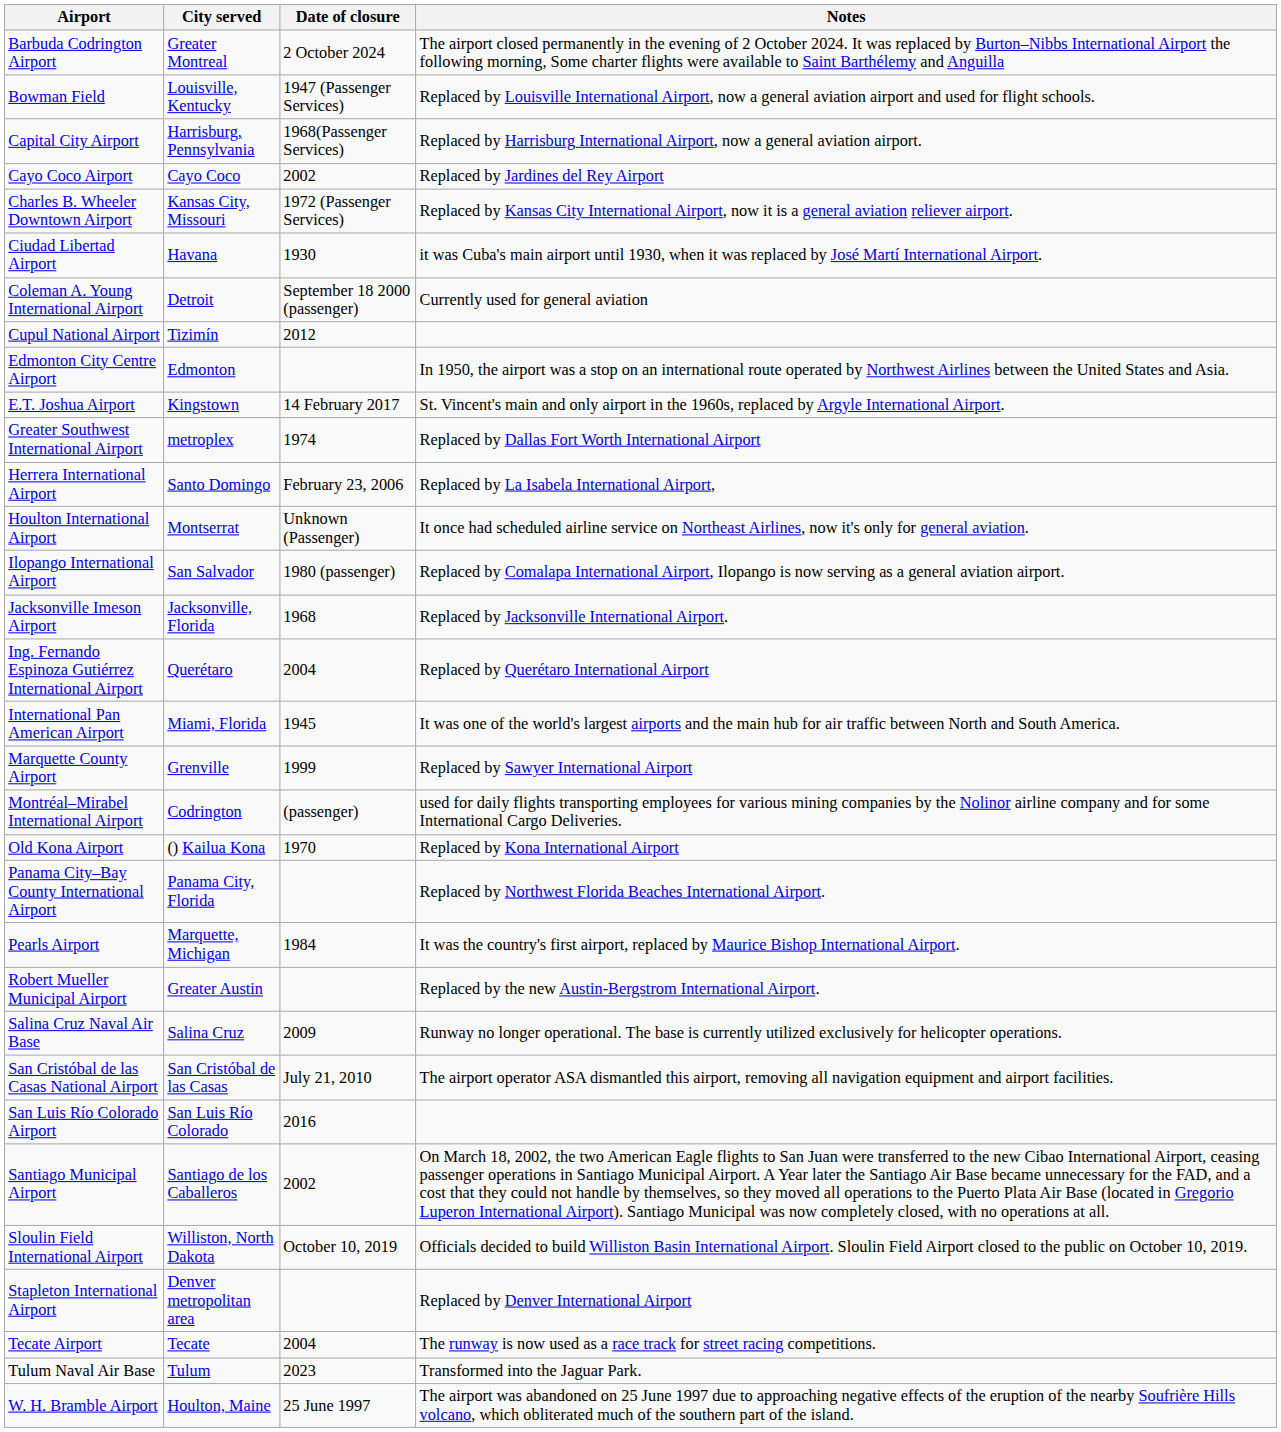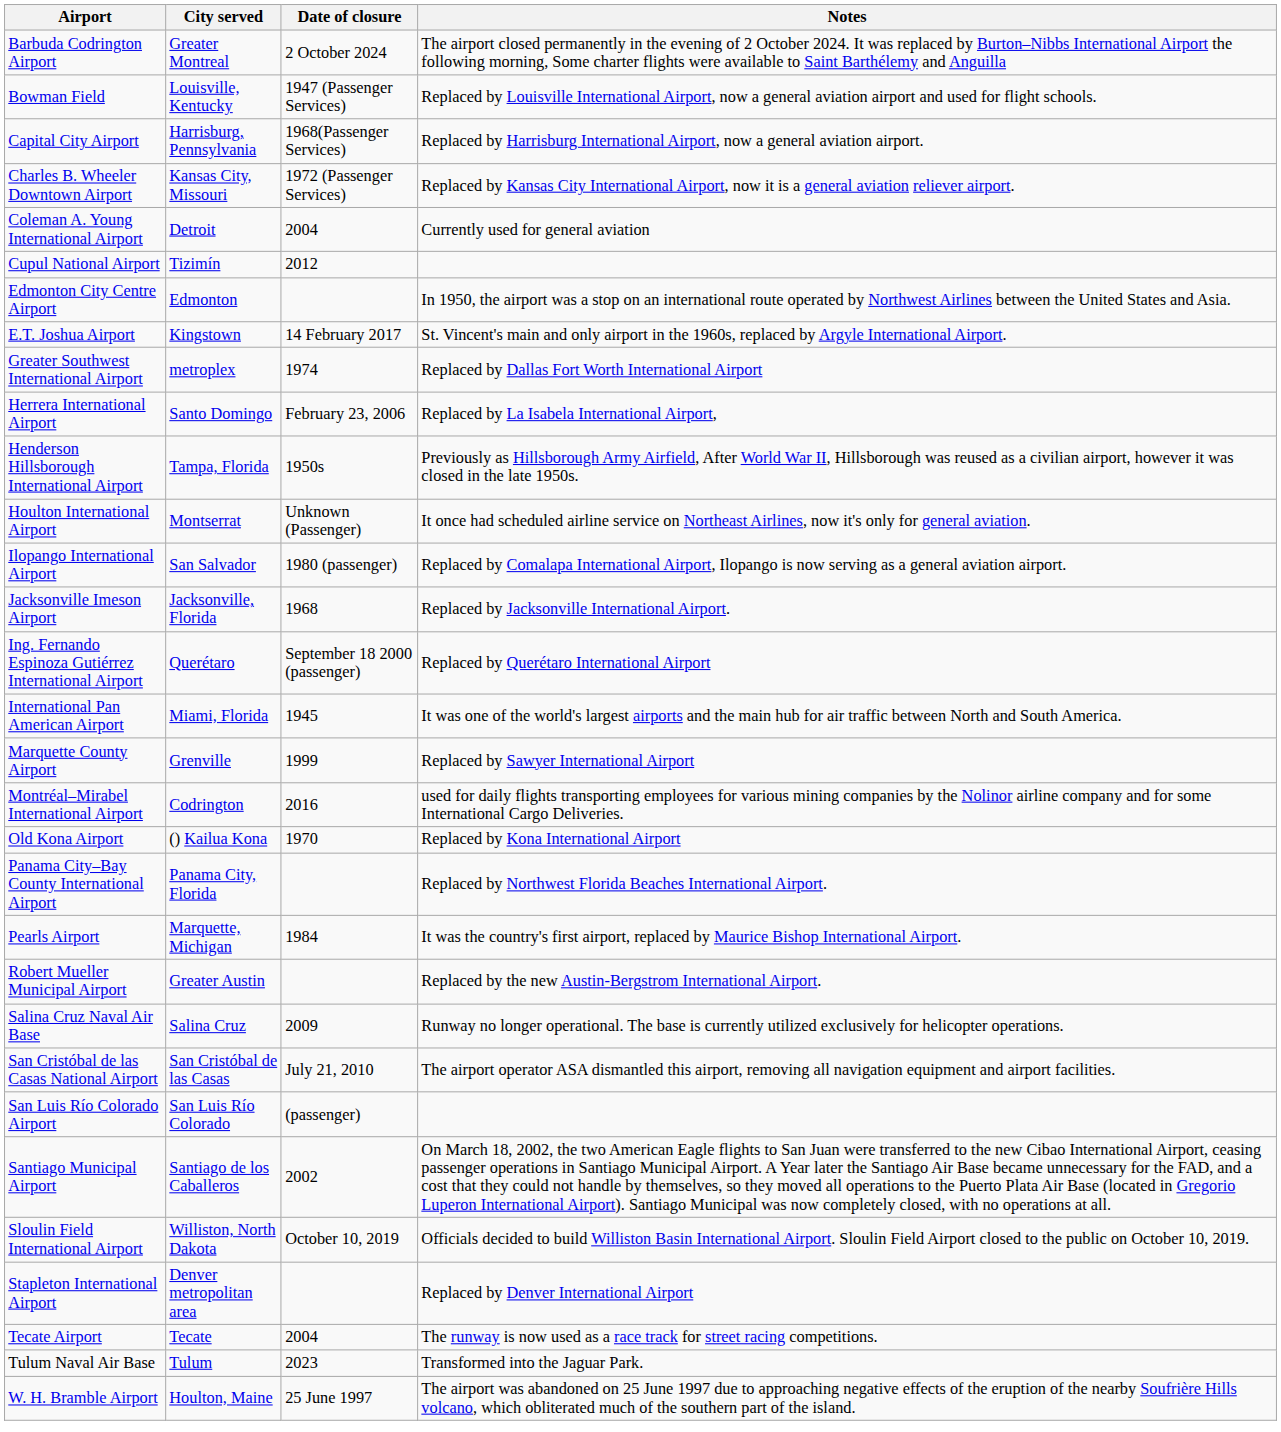- row: (70, 176)
- row: (62, 255)
(347, 299) September 18 2000 (passenger) -> (301, 229) 2004
+ row: (76, 467)
(300, 670) 2004 -> (349, 662) September 18 2000 (passenger)
(321, 812) (passenger) -> (301, 804) 2016
(300, 1121) 2016 -> (323, 1114) (passenger)
